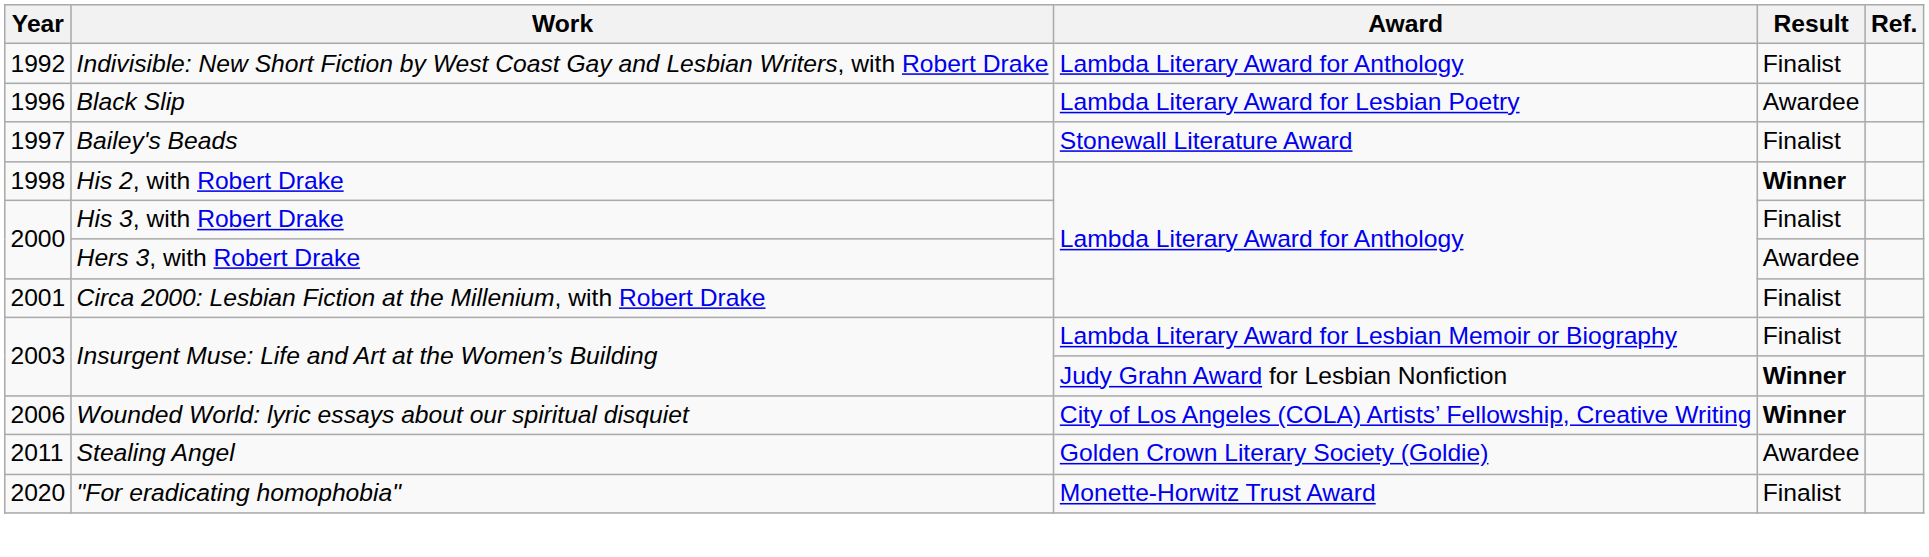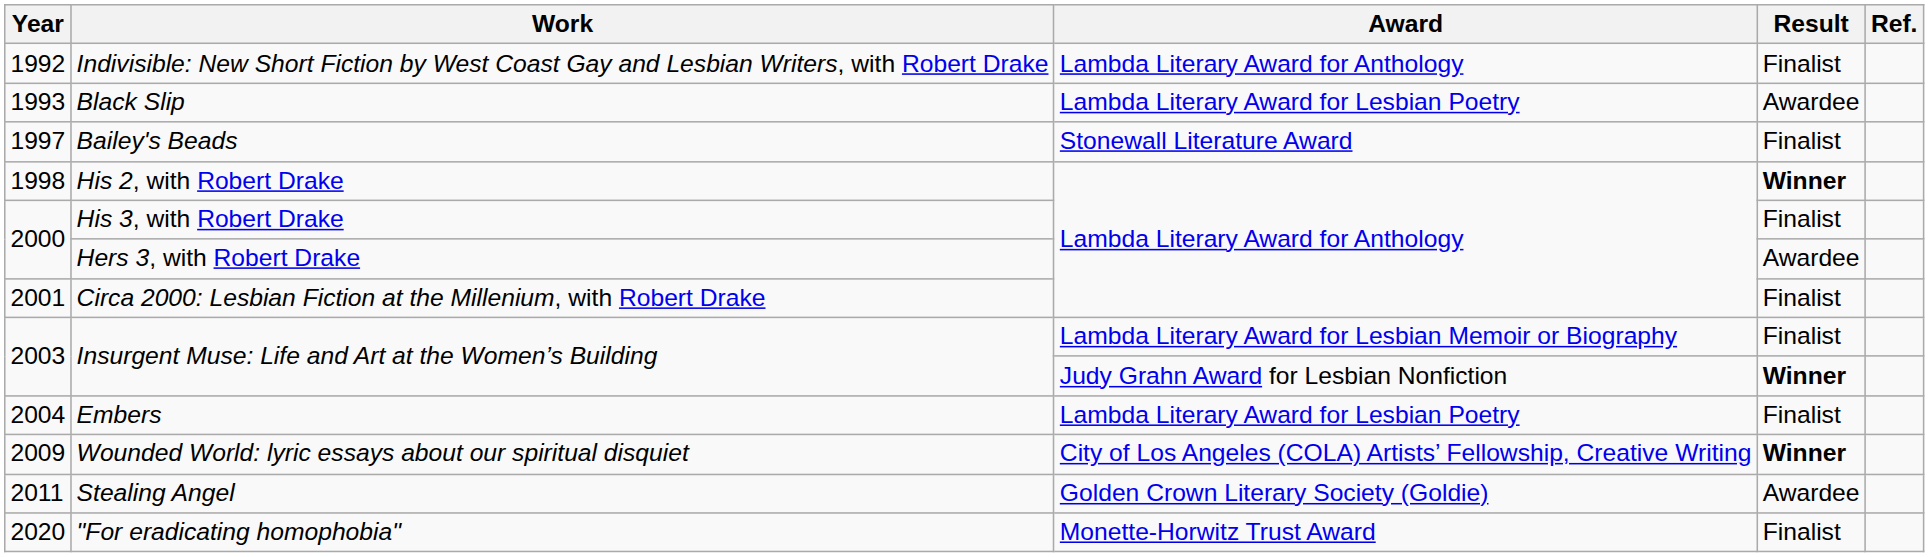(38, 102) 1996 -> (38, 102) 1993
+ row: (119, 414)
(38, 414) 2006 -> (38, 453) 2009
